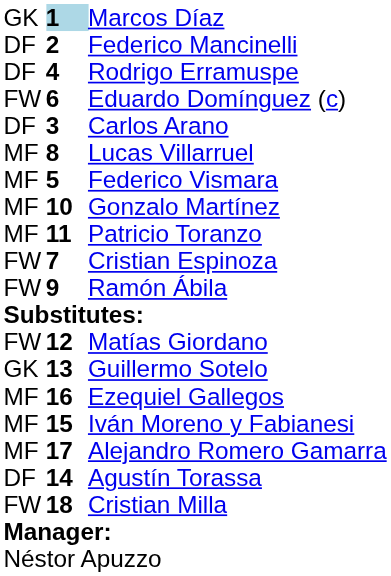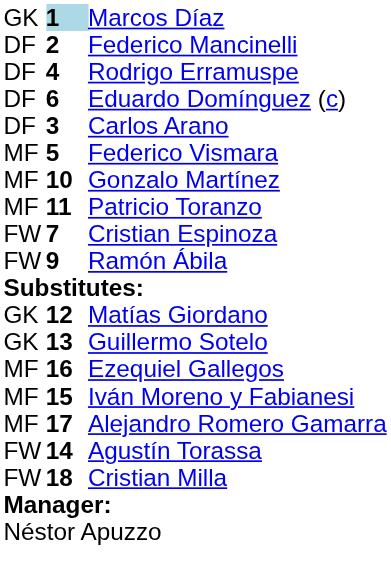(22, 99) FW -> (20, 99) DF
- row: (171, 153)
(22, 342) FW -> (21, 315) GK
(20, 477) DF -> (22, 450) FW
